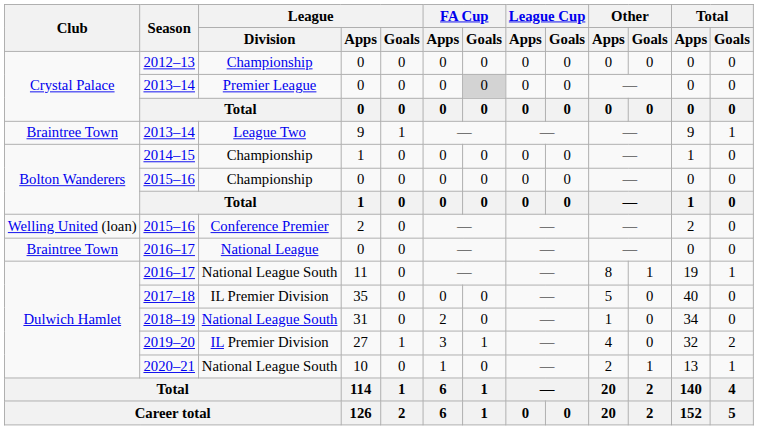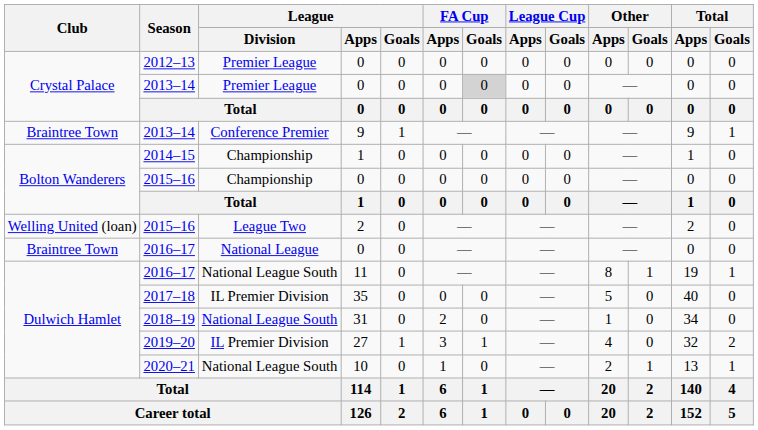(270, 62) Championship -> (270, 62) Premier League
(270, 132) League Two -> (270, 132) Conference Premier
(270, 226) Conference Premier -> (270, 226) League Two
